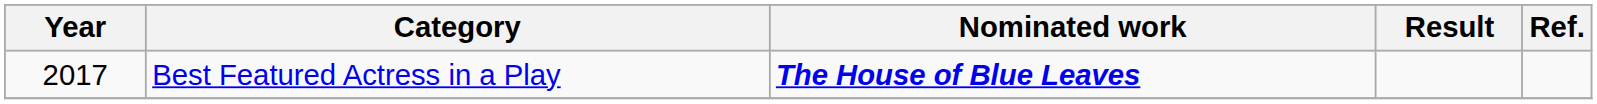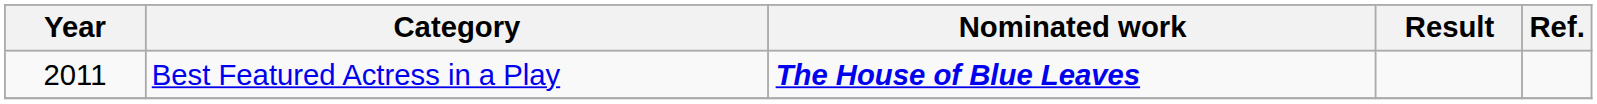(75, 74) 2017 -> (75, 74) 2011
